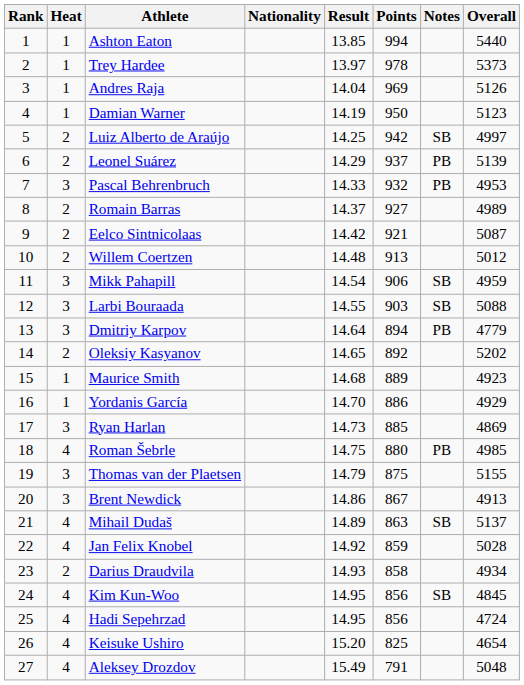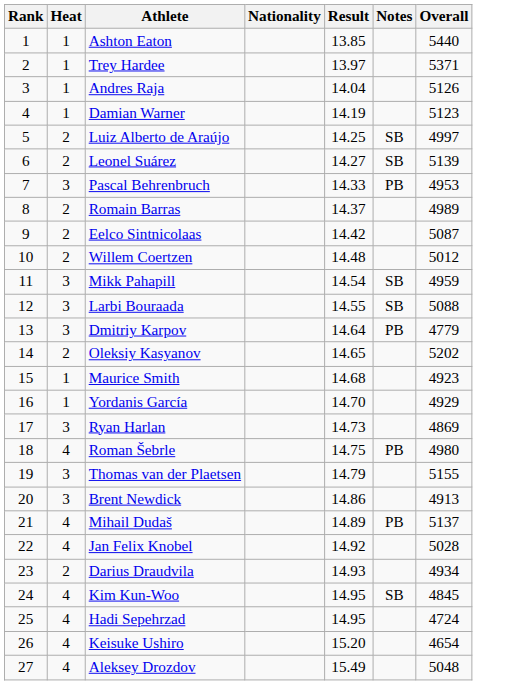- column: (396, 16)
(491, 64) 5373 -> (444, 64) 5371
(348, 161) 14.29 -> (348, 161) 14.27
(442, 161) PB -> (394, 161) SB
(491, 450) 4985 -> (444, 450) 4980
(442, 522) SB -> (394, 522) PB
